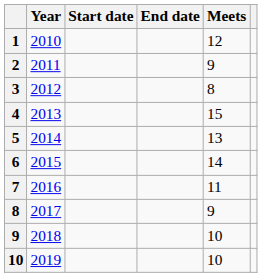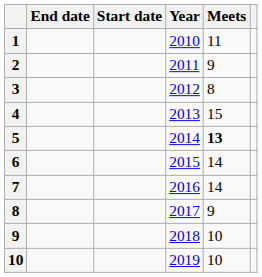columns swapped: (46, 16) <-> (170, 16)
(215, 41) 12 -> (214, 41) 11
(215, 138) normal -> (215, 138) bold
(214, 187) 11 -> (215, 187) 14
